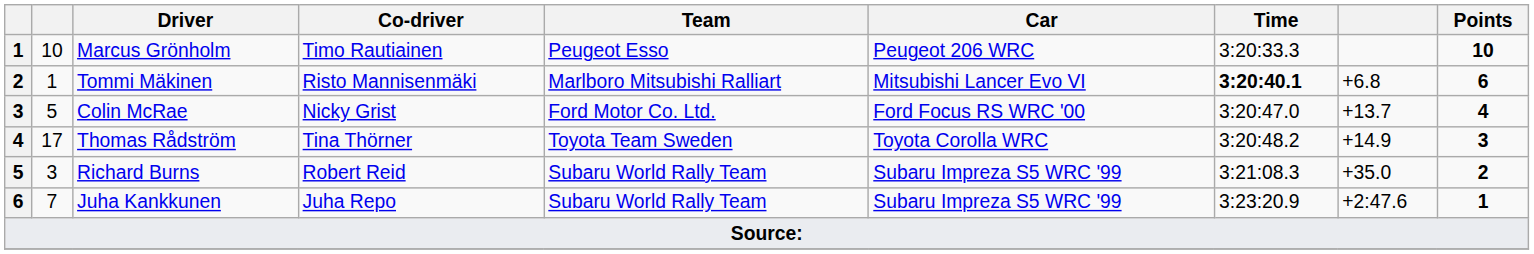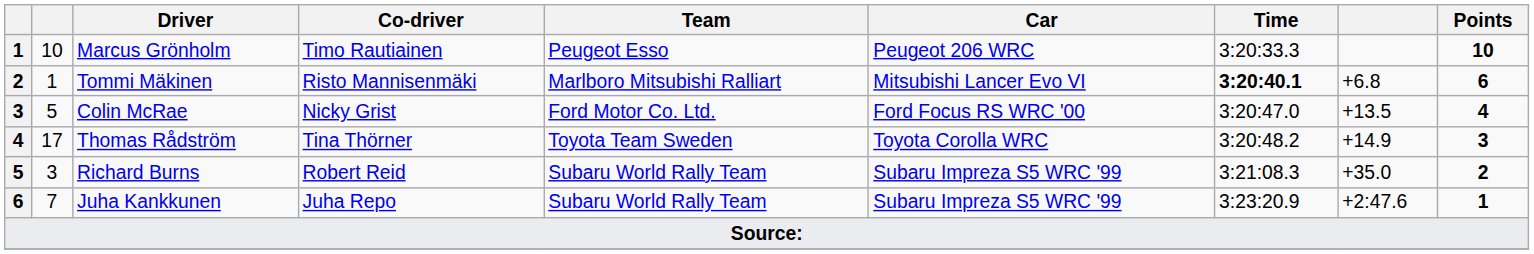(1367, 111) +13.7 -> (1367, 111) +13.5
